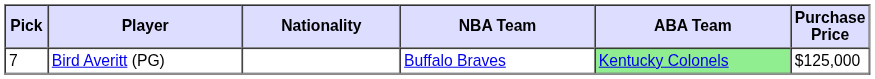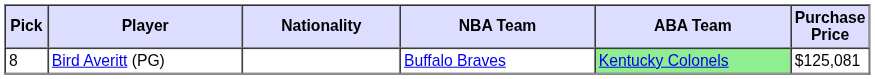(13, 60) 7 -> (13, 60) 8
(827, 60) $125,000 -> (827, 60) $125,081
